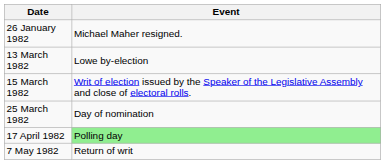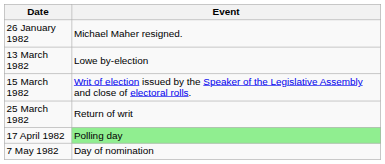(114, 114) Day of nomination -> (103, 114) Return of writ
(103, 151) Return of writ -> (114, 151) Day of nomination
